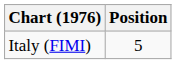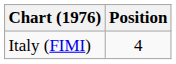(138, 44) 5 -> (138, 44) 4
